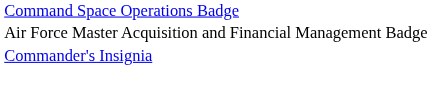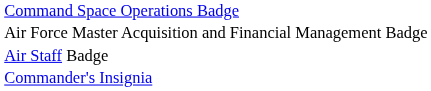+ row: (56, 55)
